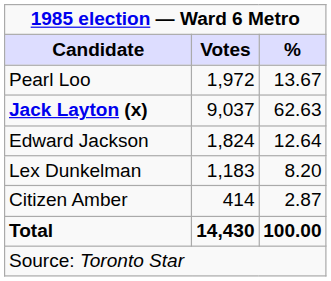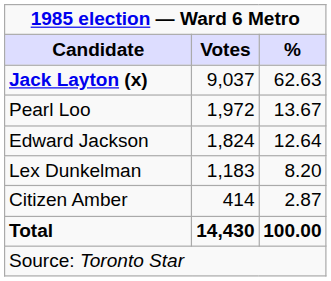rows swapped: (78, 110) <-> (50, 79)
